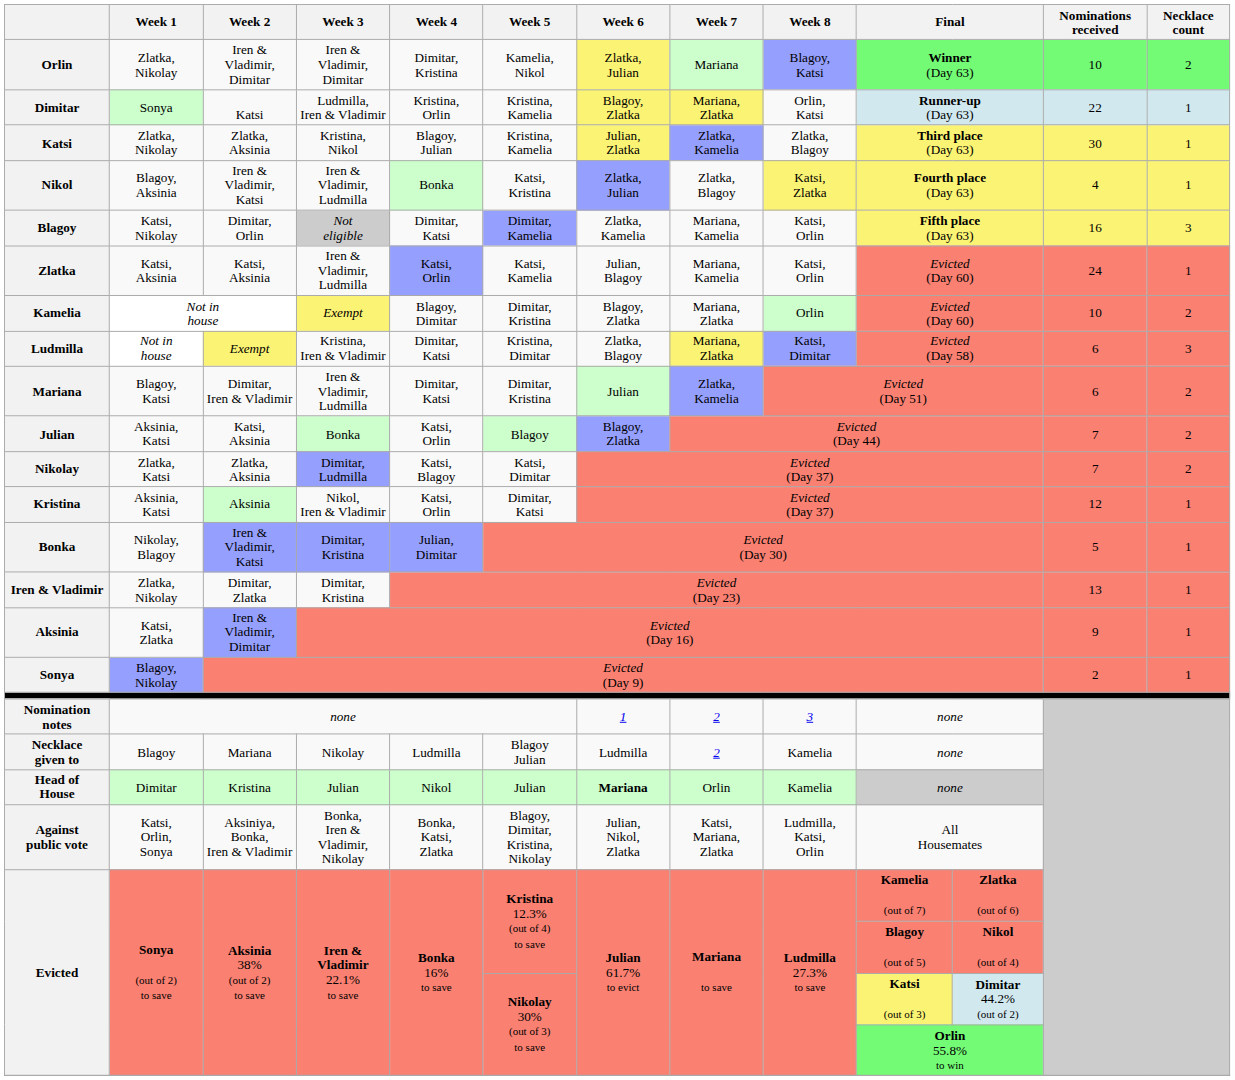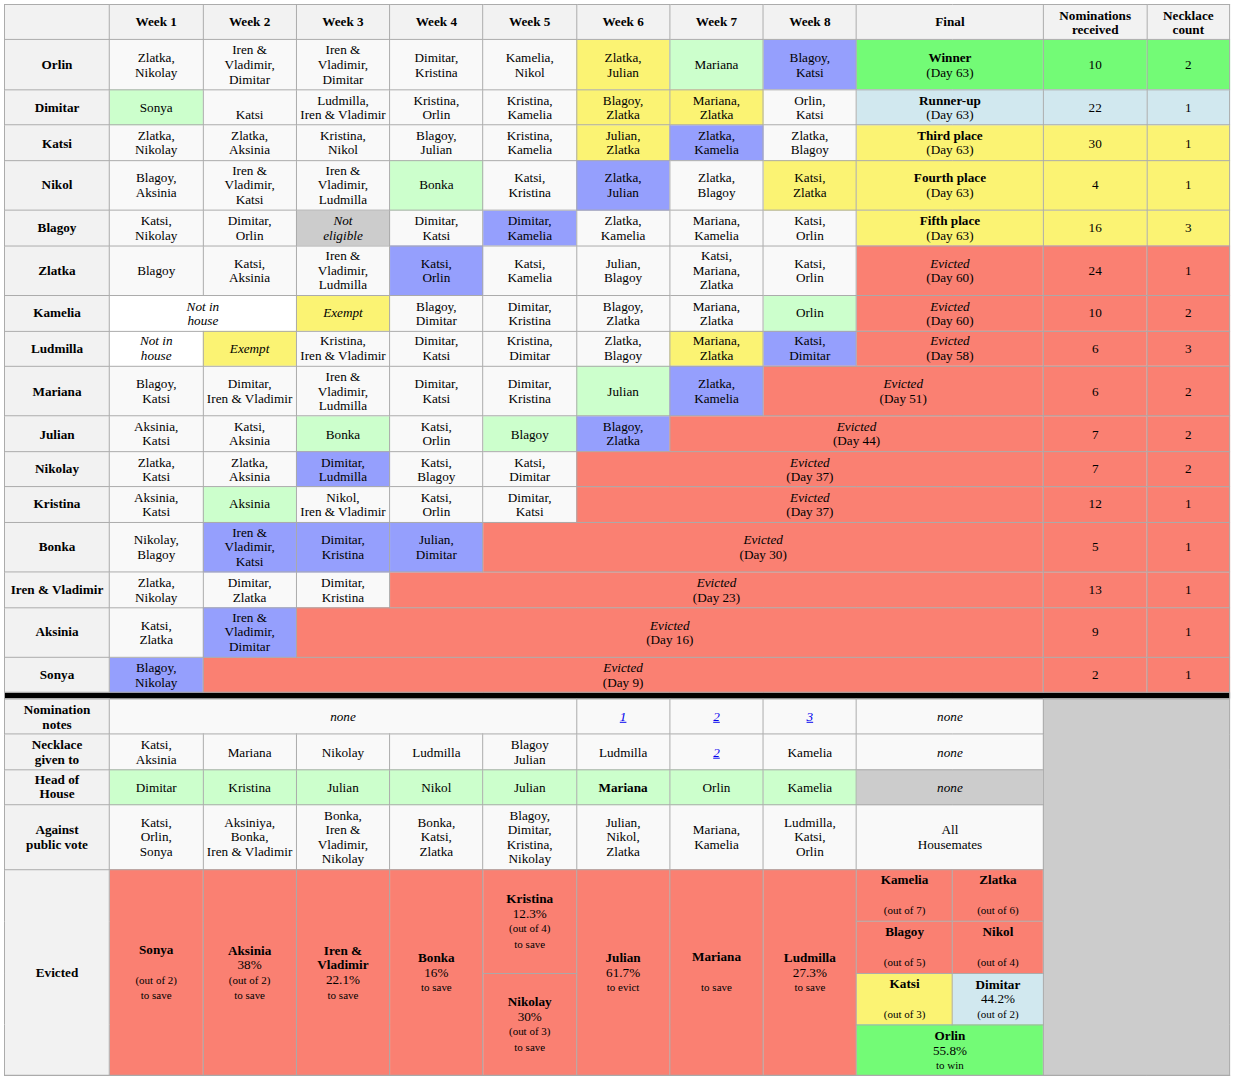(156, 270) Katsi, Aksinia -> (156, 270) Blagoy
(716, 270) Mariana, Kamelia -> (716, 270) Katsi, Mariana, Zlatka
(156, 751) Blagoy -> (156, 751) Katsi, Aksinia
(716, 837) Katsi, Mariana, Zlatka -> (716, 837) Mariana, Kamelia
